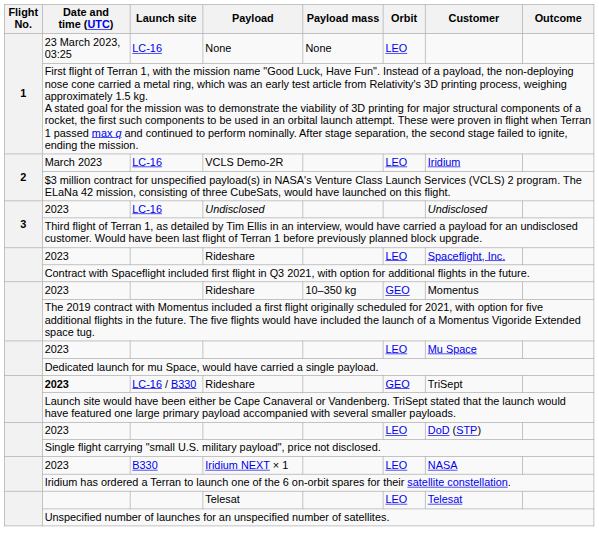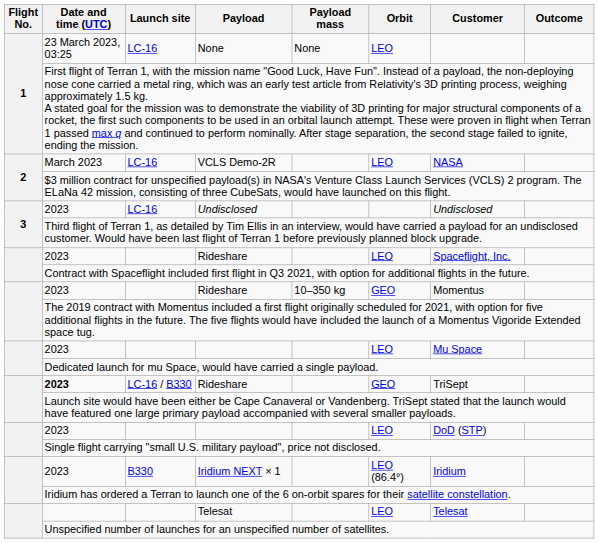(444, 162) Iridium -> (448, 162) NASA
(396, 465) LEO -> (388, 471) LEO (86.4°)
(443, 465) NASA -> (449, 471) Iridium
